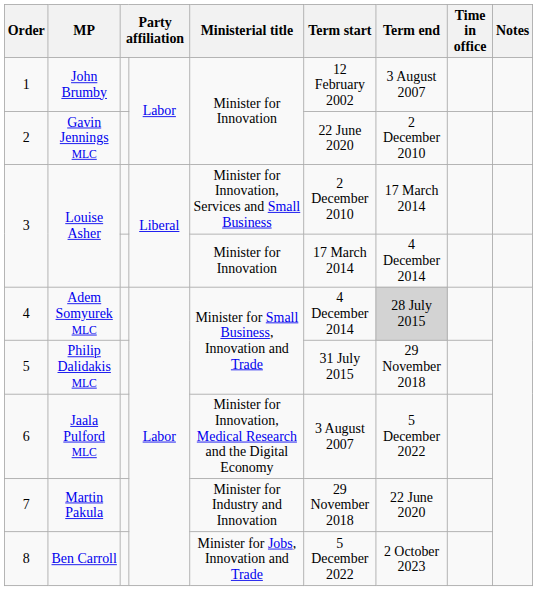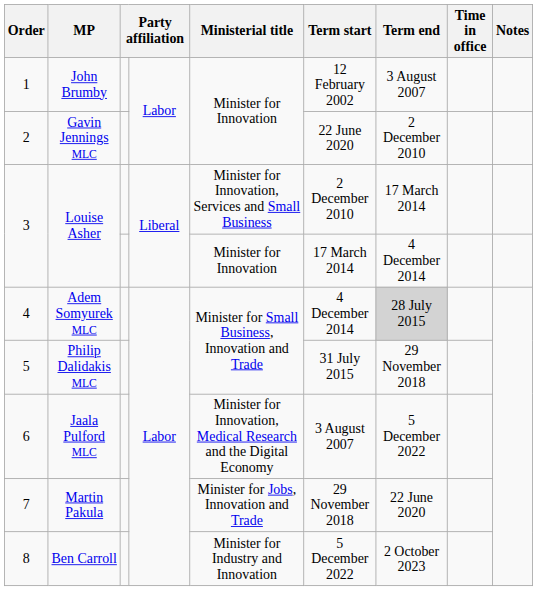(247, 505) Minister for Industry and Innovation -> (247, 505) Minister for Jobs, Innovation and Trade
(247, 558) Minister for Jobs, Innovation and Trade -> (247, 558) Minister for Industry and Innovation
